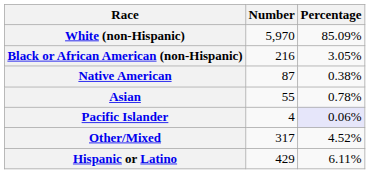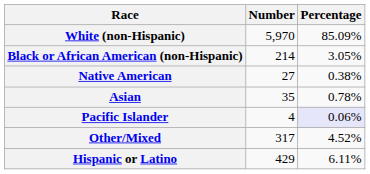(285, 55) 216 -> (285, 55) 214
(288, 76) 87 -> (288, 76) 27
(288, 96) 55 -> (288, 96) 35
